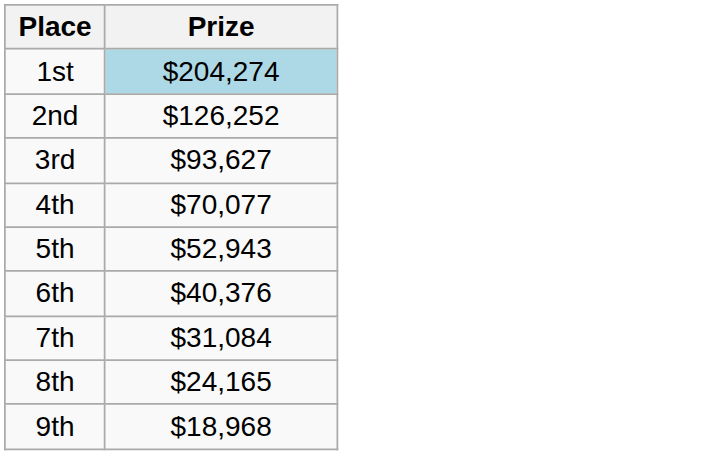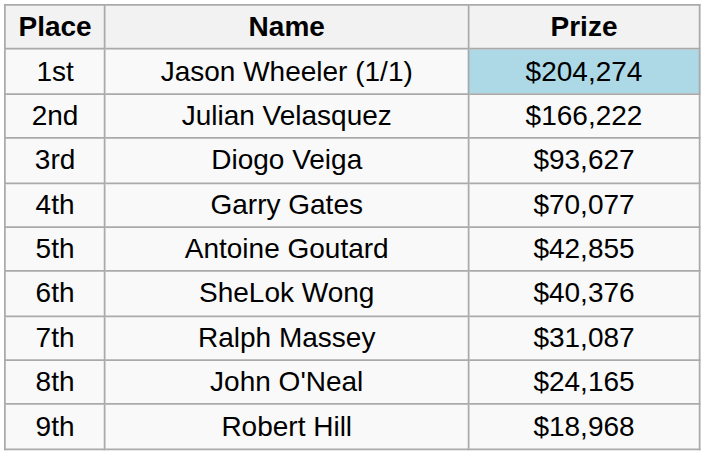+ column: (287, 26)
(221, 115) $126,252 -> (584, 115) $166,222
(221, 248) $52,943 -> (584, 248) $42,855
(221, 337) $31,084 -> (584, 337) $31,087
